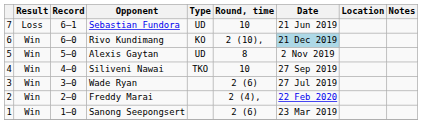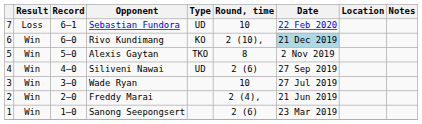(308, 26) 21 Jun 2019 -> (308, 26) 22 Feb 2020
(200, 55) UD -> (200, 55) TKO
(200, 69) TKO -> (200, 69) UD
(245, 69) 10 -> (245, 69) 2 (6)
(245, 84) 2 (6) -> (245, 84) 10
(308, 98) 22 Feb 2020 -> (308, 98) 21 Jun 2019
